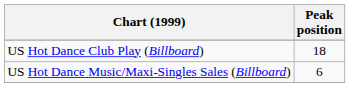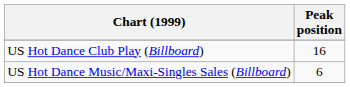(319, 51) 18 -> (319, 51) 16
